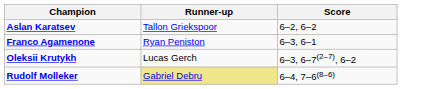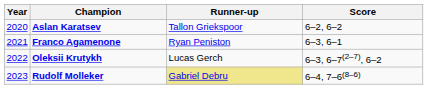+ column: (17, 12)
